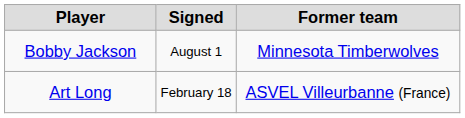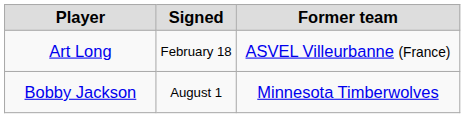rows swapped: (80, 51) <-> (80, 92)
